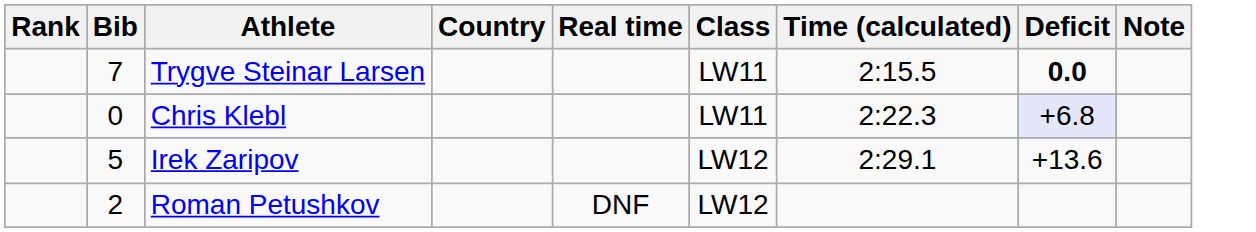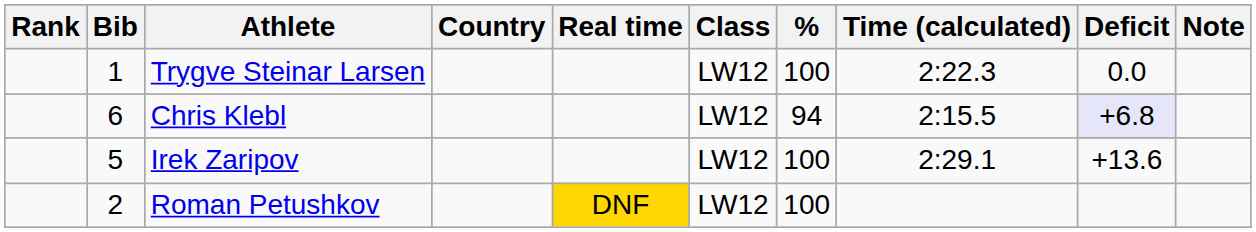+ column: (807, 26)
(115, 71) 7 -> (115, 71) 1
(733, 71) LW11 -> (733, 71) LW12
(897, 71) 2:15.5 -> (957, 71) 2:22.3
(1067, 71) bold -> (1127, 71) normal
(115, 115) 0 -> (115, 115) 6
(733, 115) LW11 -> (733, 115) LW12
(897, 115) 2:22.3 -> (957, 115) 2:15.5
(621, 204) no background -> (621, 204) gold background
